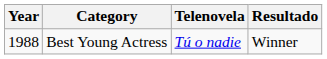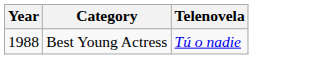- column: (285, 16)
